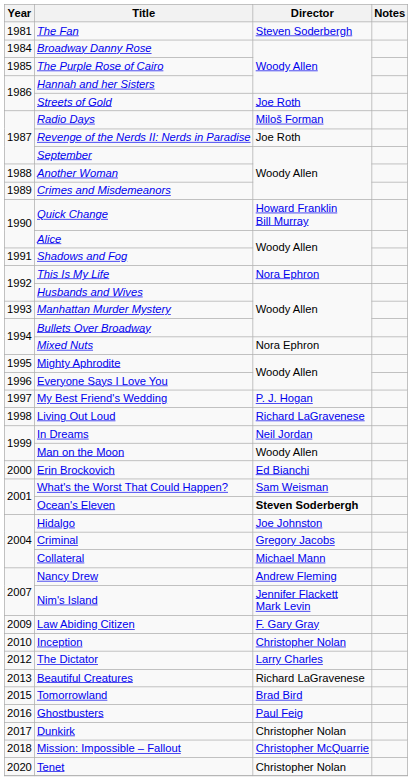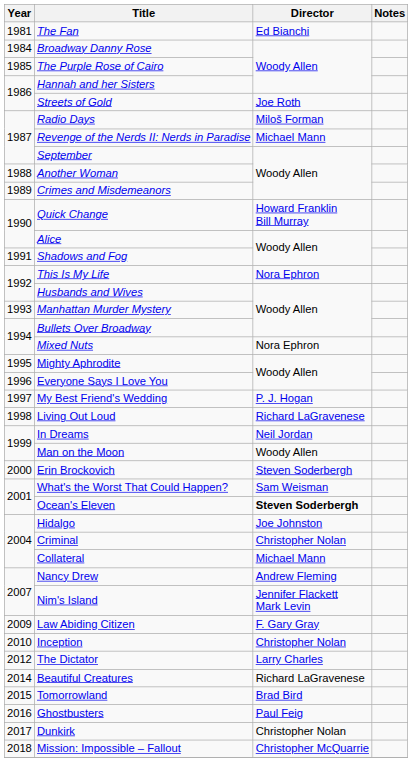(304, 31) Steven Soderbergh -> (282, 31) Ed Bianchi
(278, 137) Joe Roth -> (291, 137) Michael Mann
(282, 470) Ed Bianchi -> (304, 470) Steven Soderbergh
(295, 541) Gregory Jacobs -> (301, 541) Christopher Nolan
(19, 678) 2013 -> (19, 678) 2014
- row: (51, 766)
